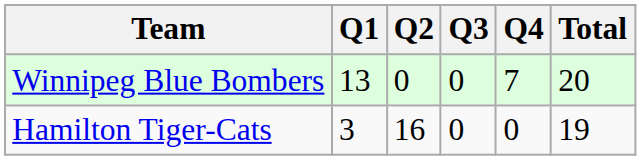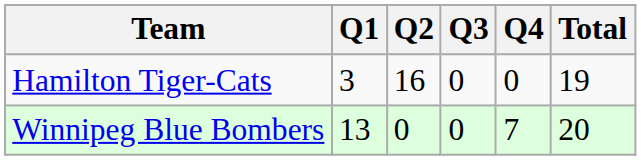rows swapped: (142, 129) <-> (168, 79)
